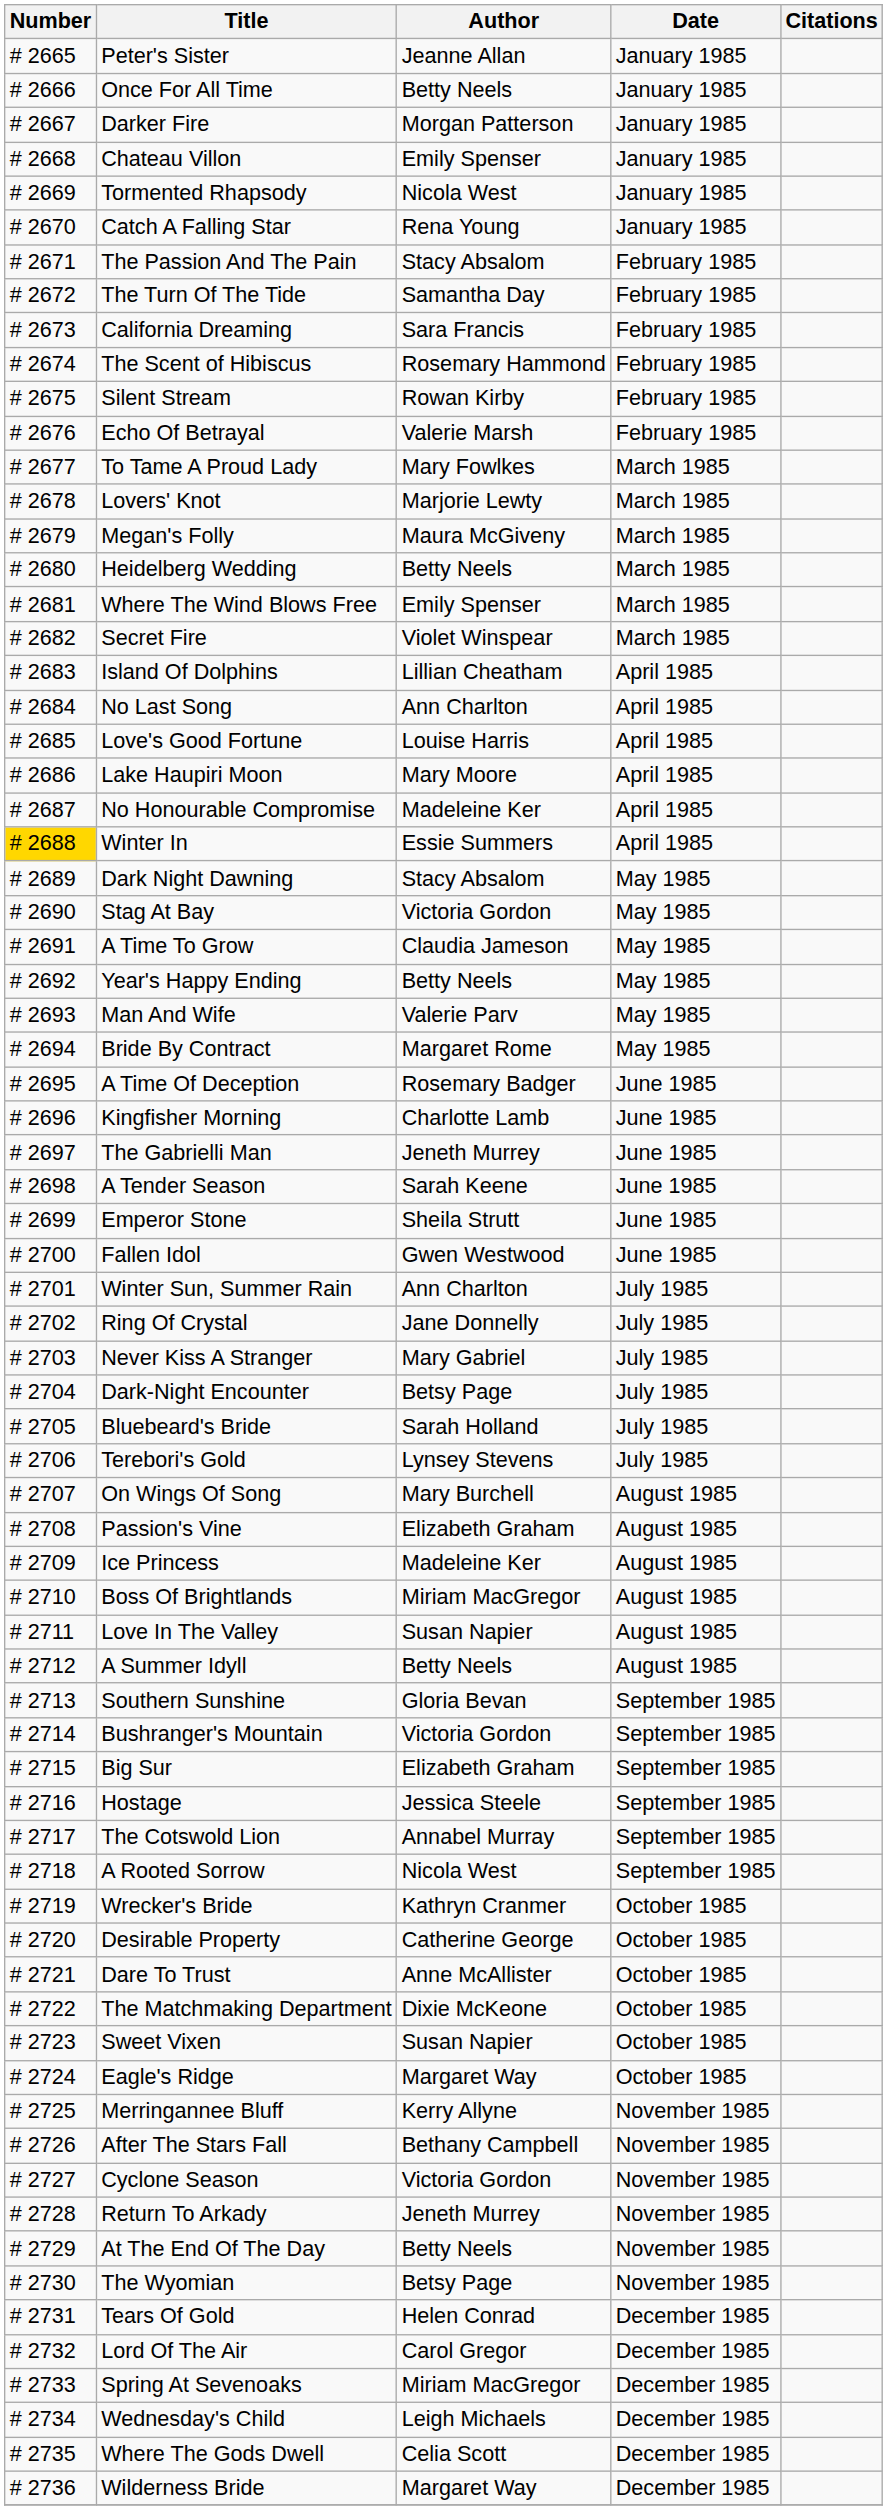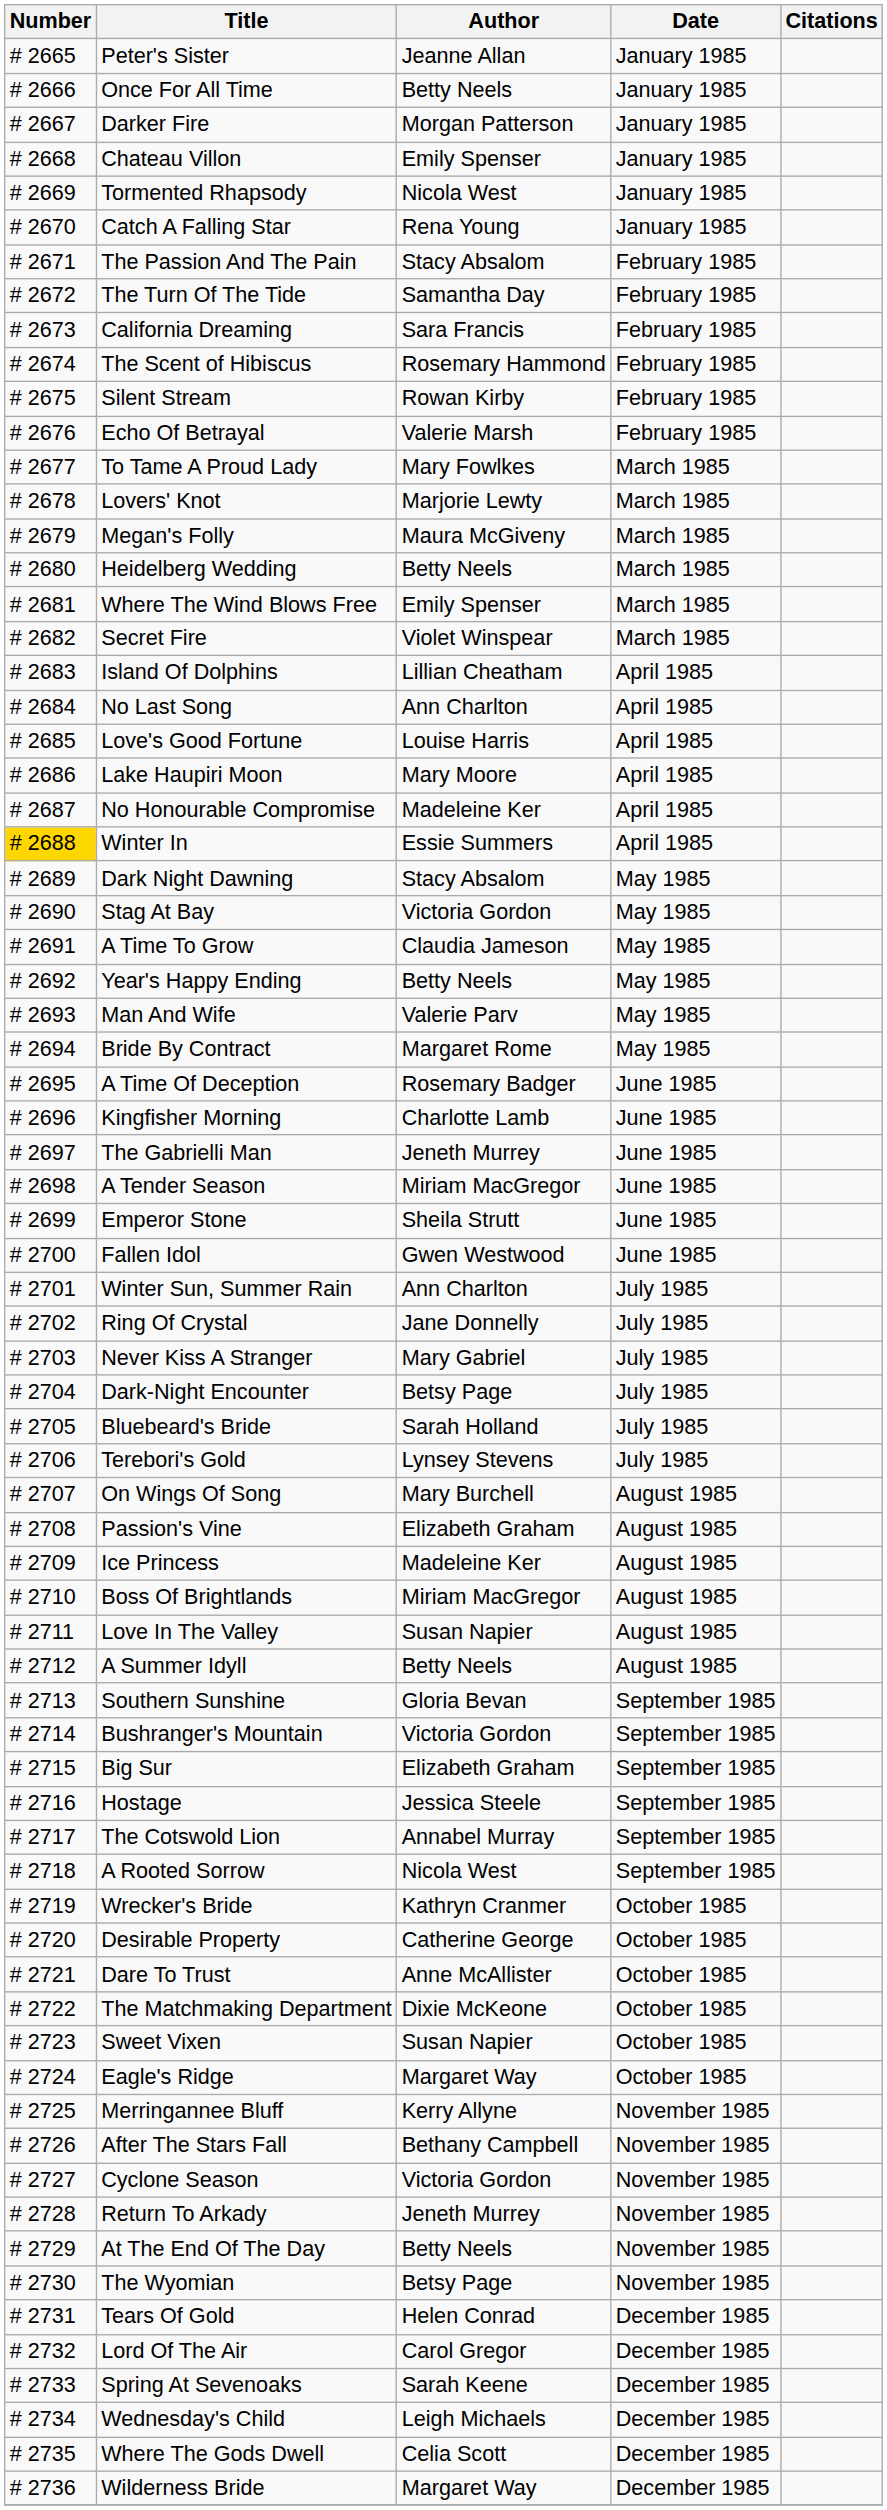(465, 1186) Sarah Keene -> (491, 1186) Miriam MacGregor
(491, 2385) Miriam MacGregor -> (465, 2385) Sarah Keene
